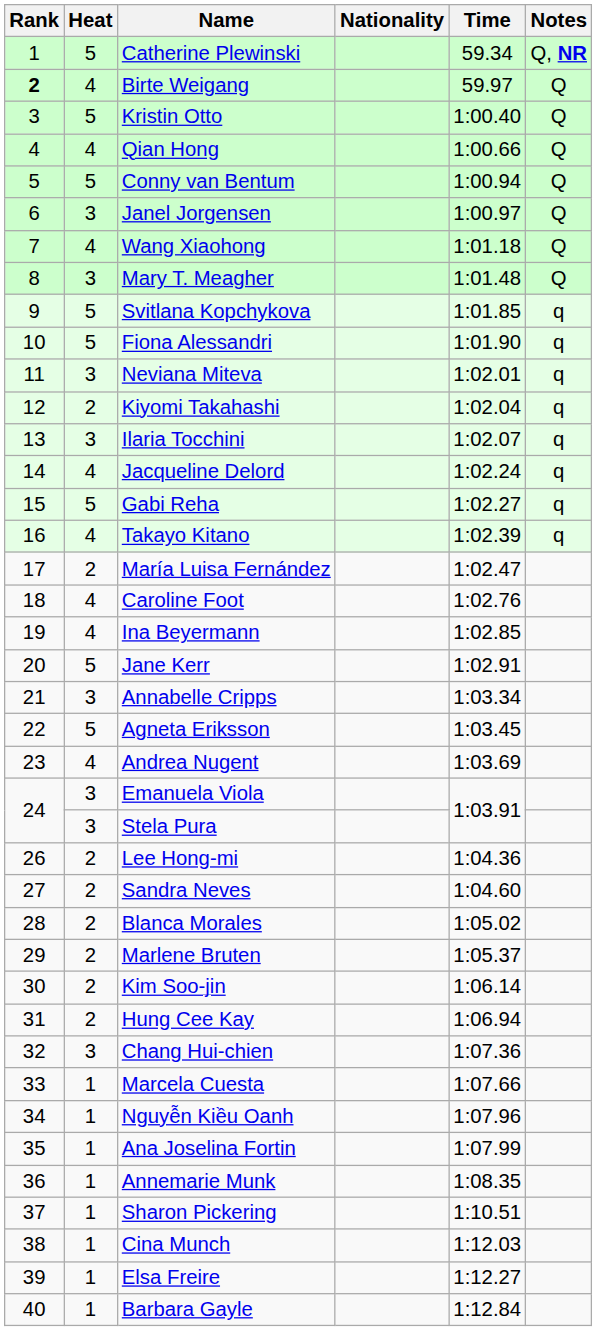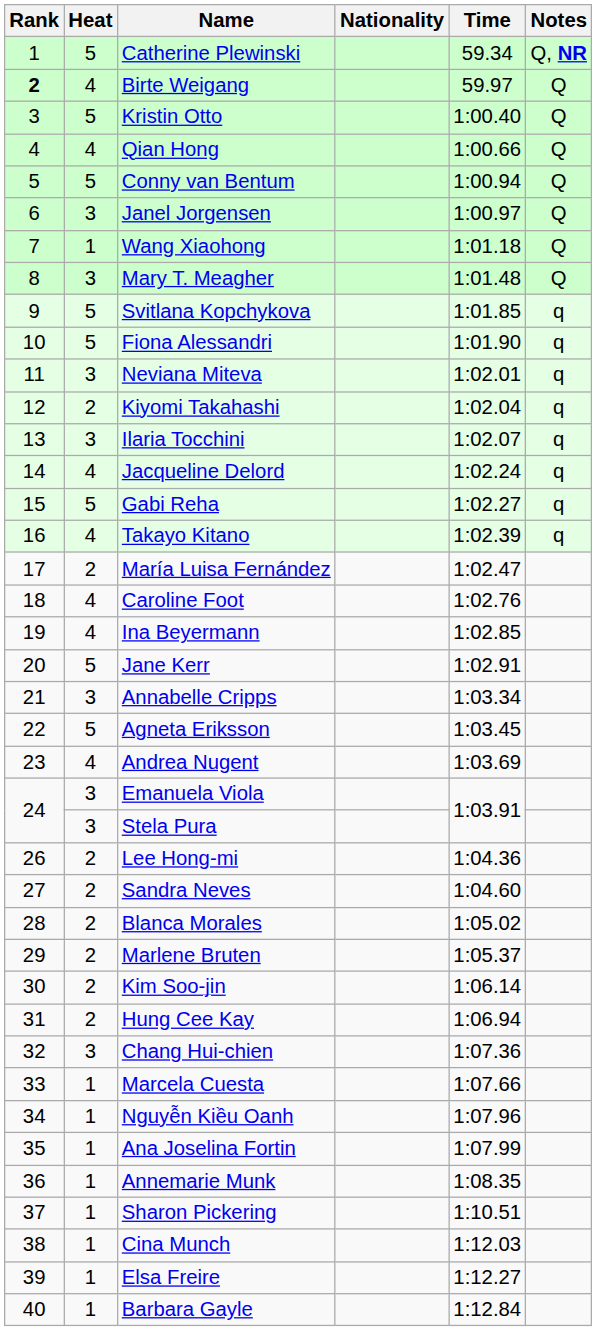(90, 246) 4 -> (90, 246) 1
